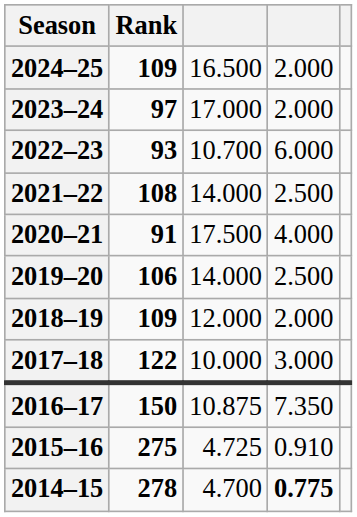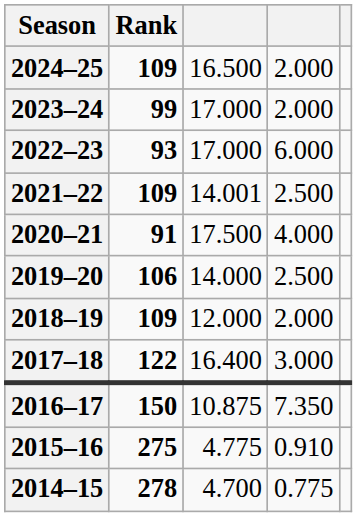(164, 109) 97 -> (164, 109) 99
(226, 151) 10.700 -> (226, 151) 17.000
(157, 192) 108 -> (157, 192) 109
(226, 192) 14.000 -> (226, 192) 14.001
(226, 360) 10.000 -> (226, 360) 16.400
(232, 447) 4.725 -> (232, 447) 4.775
(304, 489) bold -> (304, 489) normal
